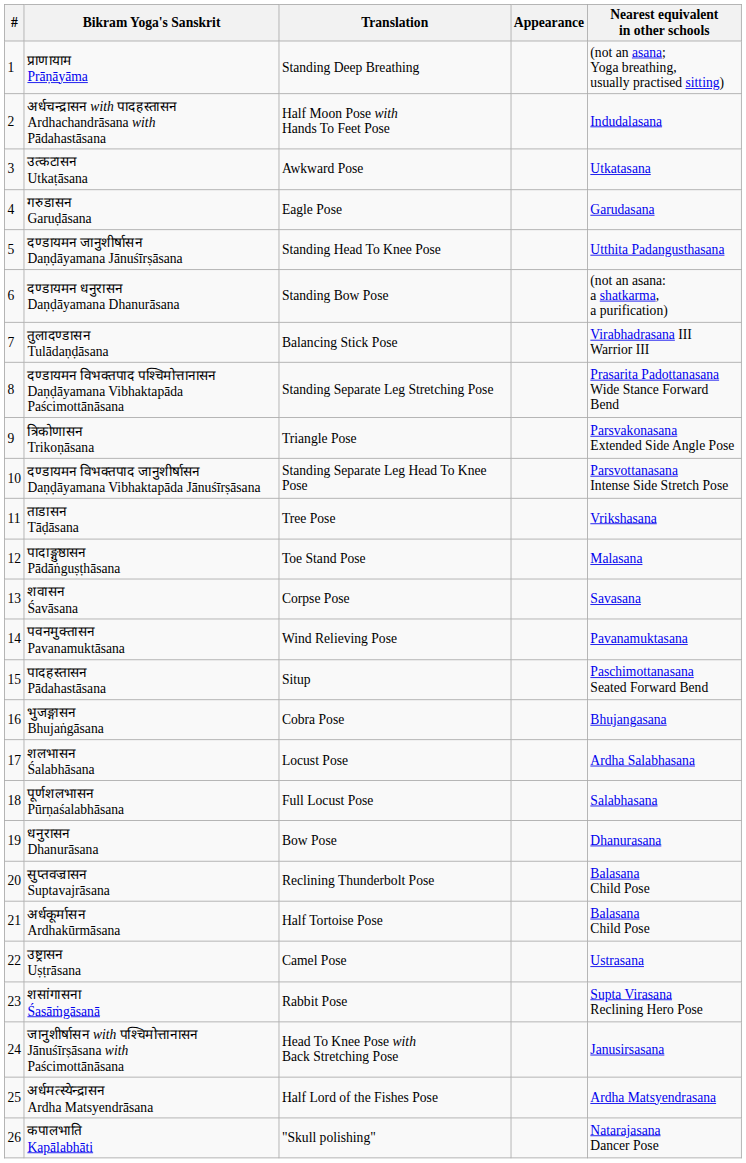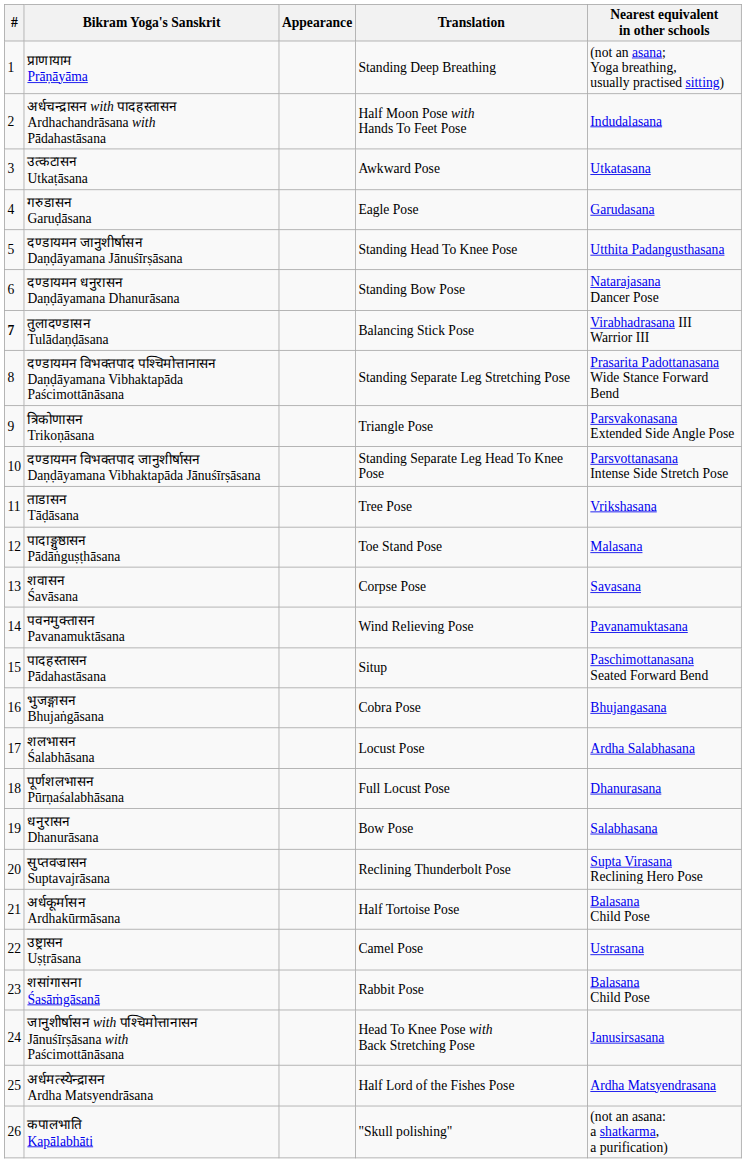columns swapped: (395, 22) <-> (549, 22)
(629, 295) (not an asana: a shatkarma, a purification) -> (625, 290) Natarajasana Dancer Pose
(11, 342) normal -> (11, 330) bold
(624, 800) Salabhasana -> (626, 788) Dhanurasana
(626, 840) Dhanurasana -> (624, 828) Salabhasana
(620, 881) Balasana Child Pose -> (647, 869) Supta Virasana Reclining Hero Pose
(647, 1001) Supta Virasana Reclining Hero Pose -> (620, 989) Balasana Child Pose
(625, 1137) Natarajasana Dancer Pose -> (629, 1131) (not an asana: a shatkarma, a purification)
